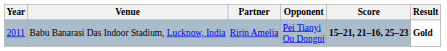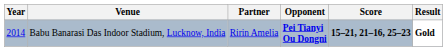(16, 33) 2011 -> (16, 33) 2014
(304, 33) normal -> (305, 33) bold
